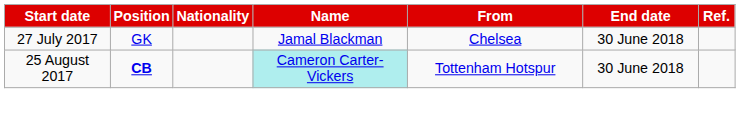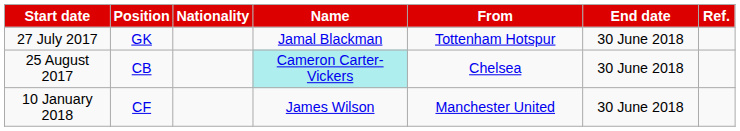(495, 39) Chelsea -> (495, 39) Tottenham Hotspur
(142, 69) bold -> (142, 69) normal
(495, 69) Tottenham Hotspur -> (495, 69) Chelsea
+ row: (57, 107)
